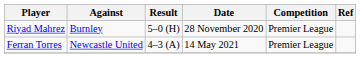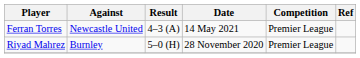rows swapped: (36, 28) <-> (34, 45)
